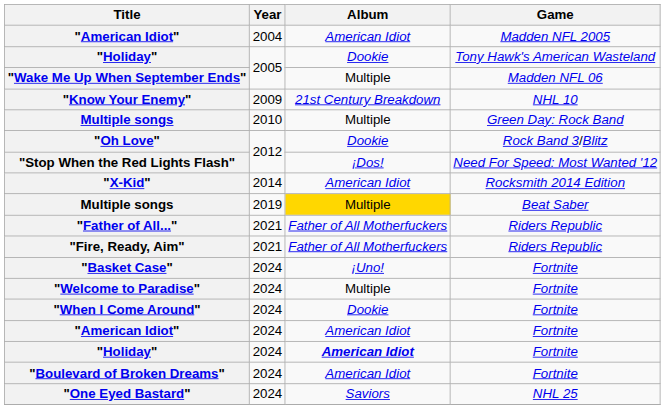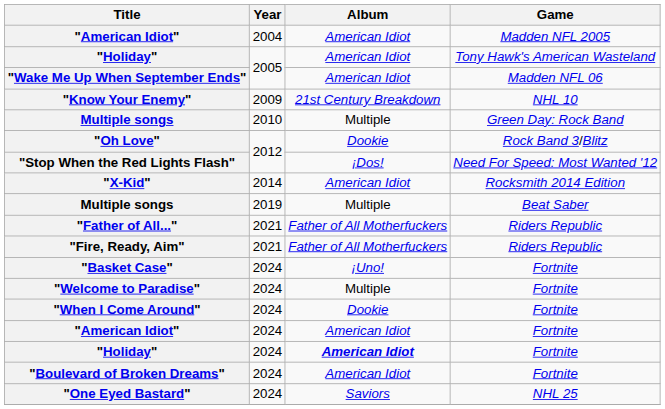(368, 57) Dookie -> (368, 57) American Idiot
(368, 78) Multiple -> (368, 78) American Idiot
(368, 204) gold background -> (368, 204) no background
